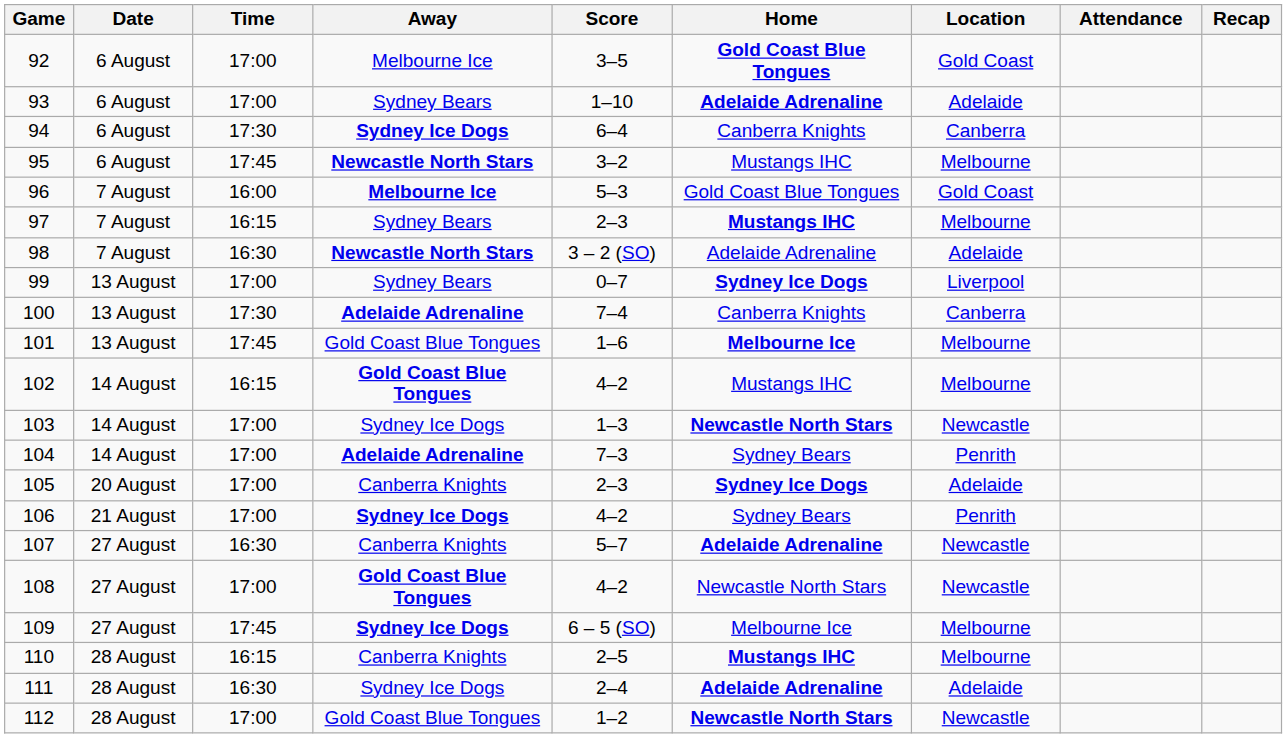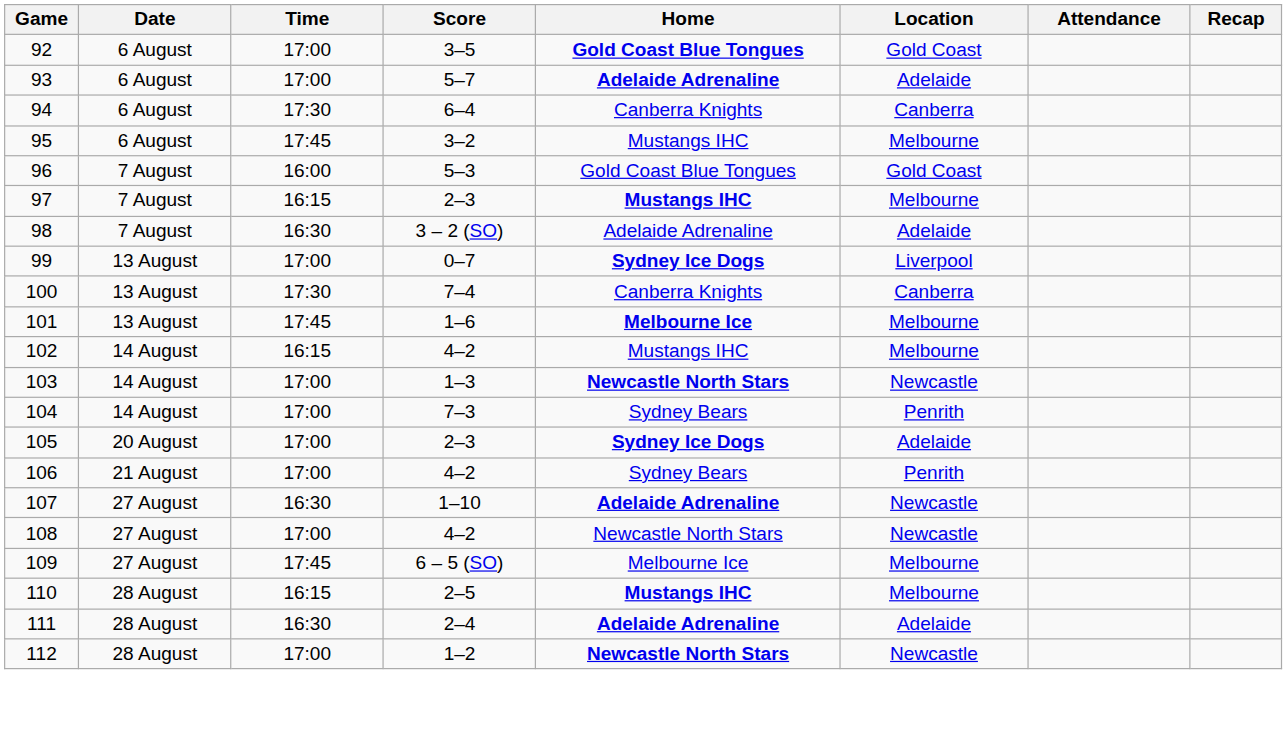- column: (432, 19)
(612, 101) 1–10 -> (460, 79) 5–7
(612, 545) 5–7 -> (460, 502) 1–10
